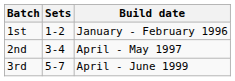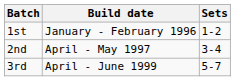columns swapped: (58, 13) <-> (152, 13)
